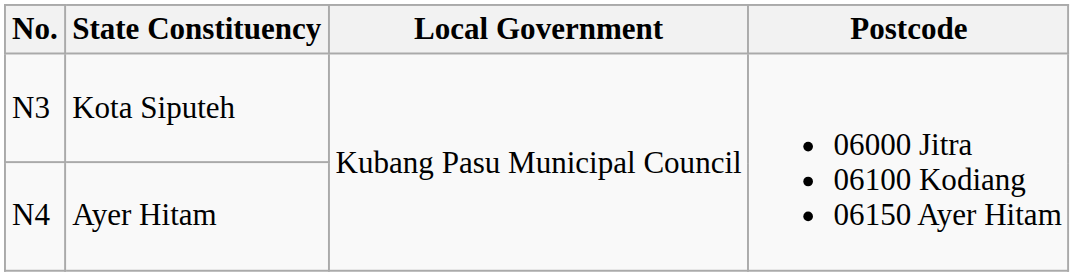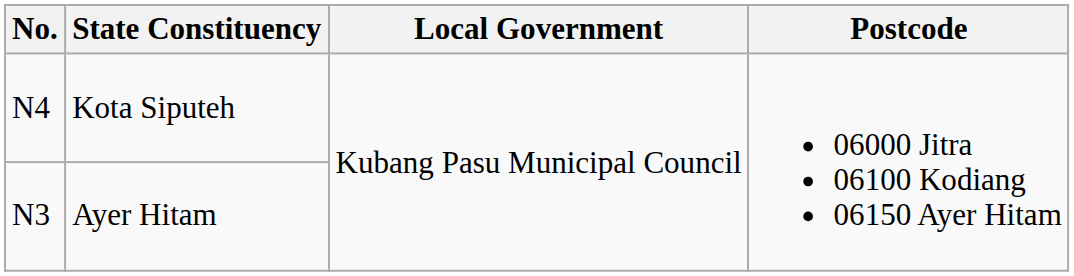(31, 107) N3 -> (31, 107) N4
(31, 215) N4 -> (31, 215) N3
